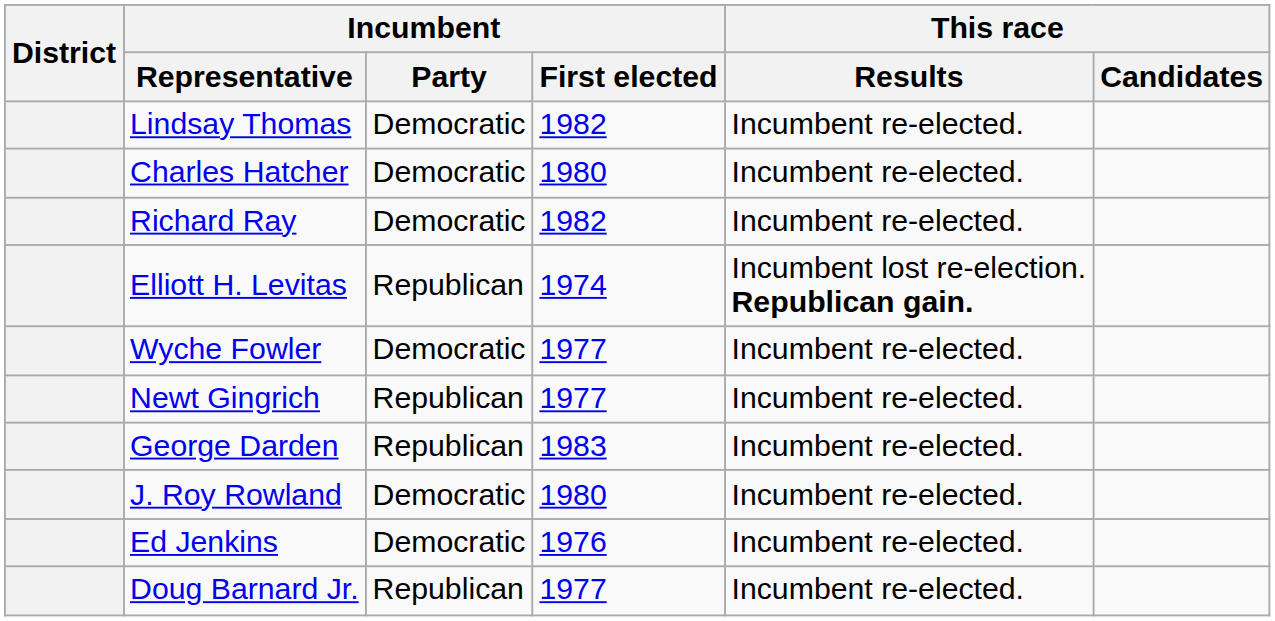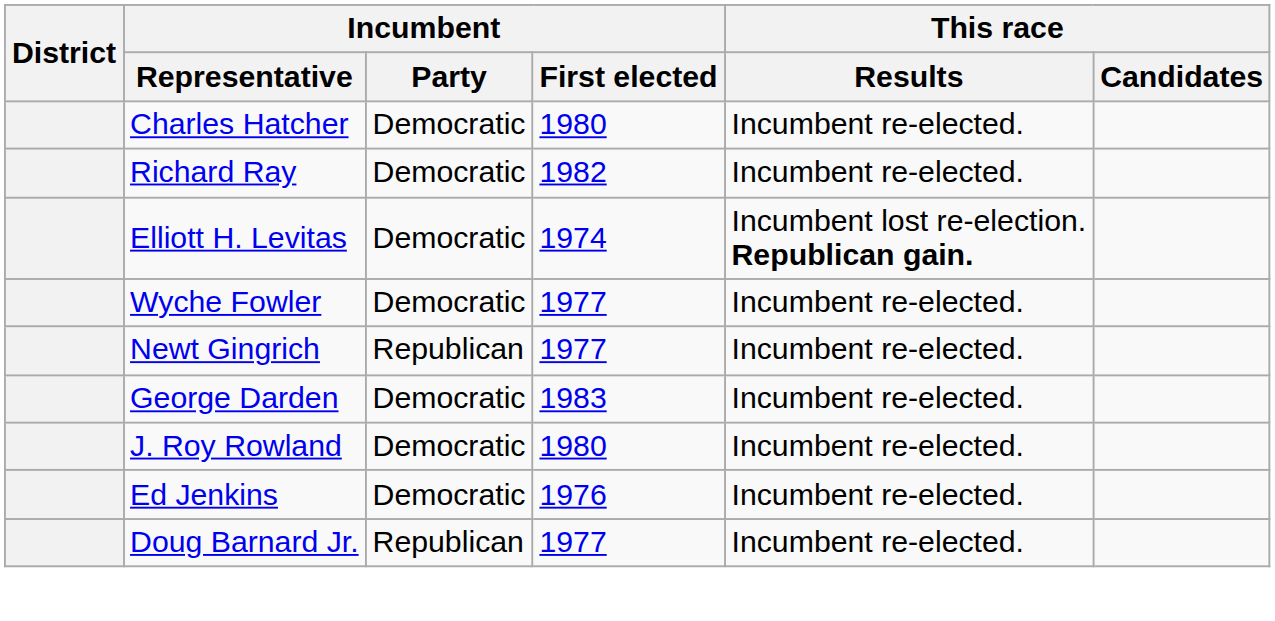- row: (241, 124)
(448, 285) Republican -> (449, 237) Democratic
(448, 446) Republican -> (449, 398) Democratic
